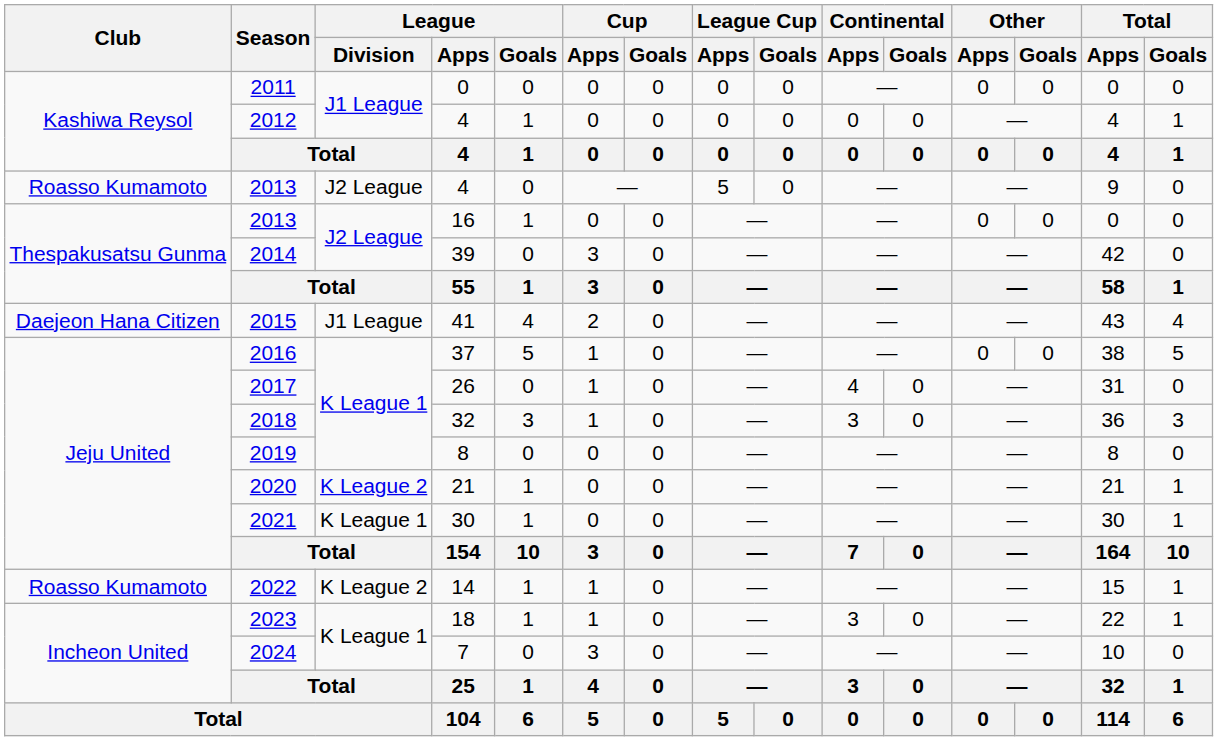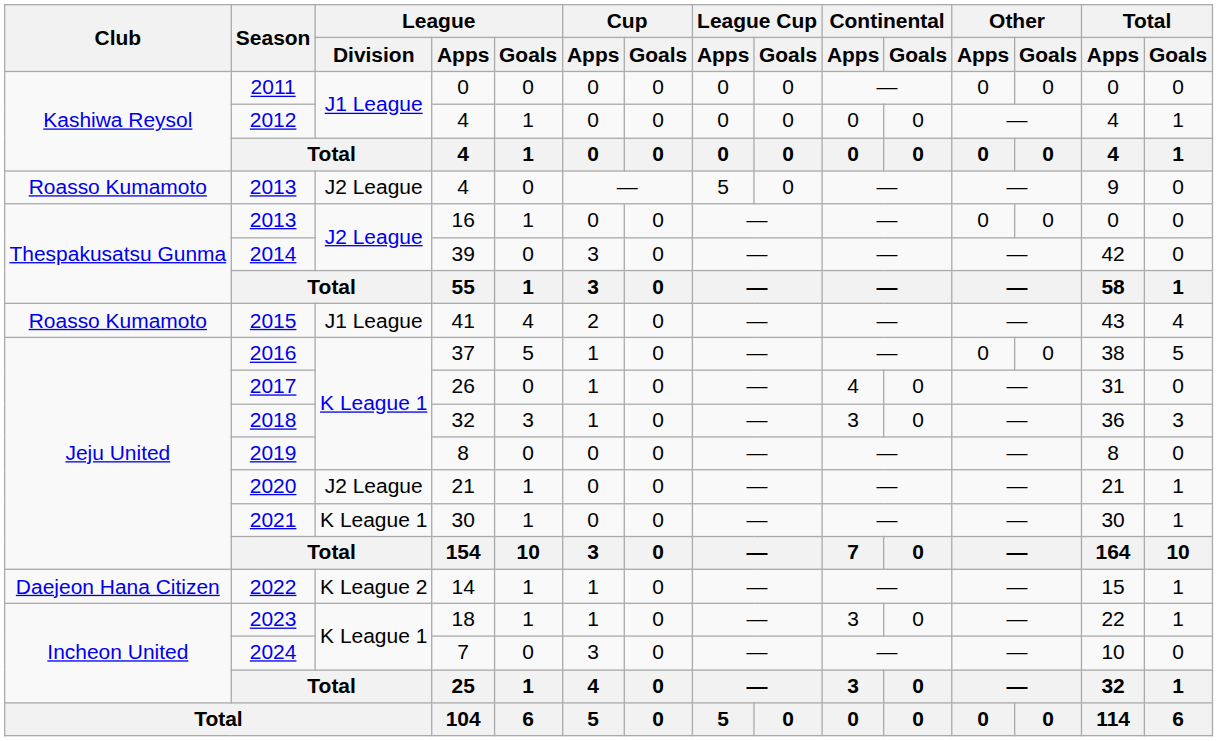(118, 320) Daejeon Hana Citizen -> (118, 320) Roasso Kumamoto
(374, 486) K League 2 -> (374, 486) J2 League
(118, 586) Roasso Kumamoto -> (118, 586) Daejeon Hana Citizen
